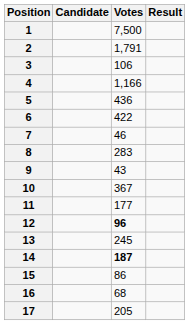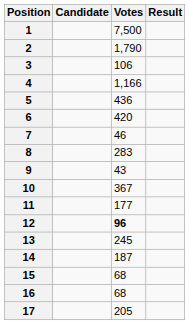(128, 48) 1,791 -> (128, 48) 1,790
(123, 118) 422 -> (123, 118) 420
(123, 258) bold -> (123, 258) normal
(120, 275) 86 -> (120, 275) 68
